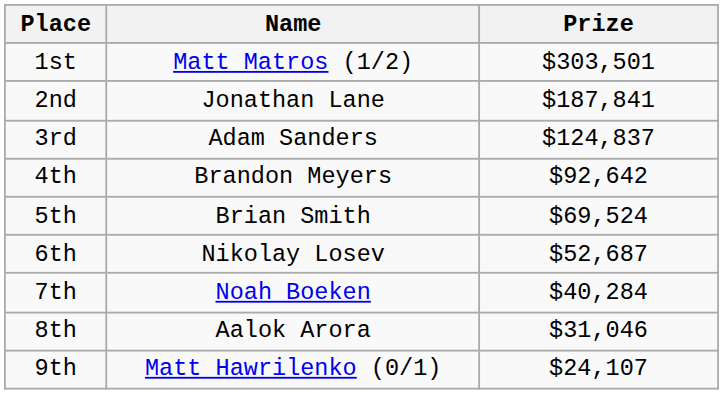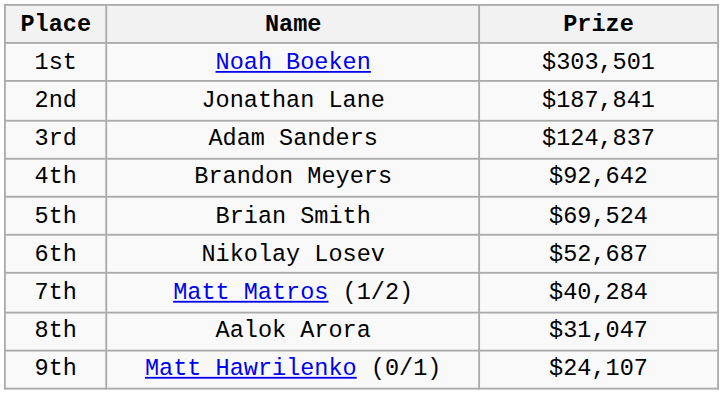(293, 62) Matt Matros (1/2) -> (293, 62) Noah Boeken
(293, 293) Noah Boeken -> (293, 293) Matt Matros (1/2)
(599, 331) $31,046 -> (599, 331) $31,047
